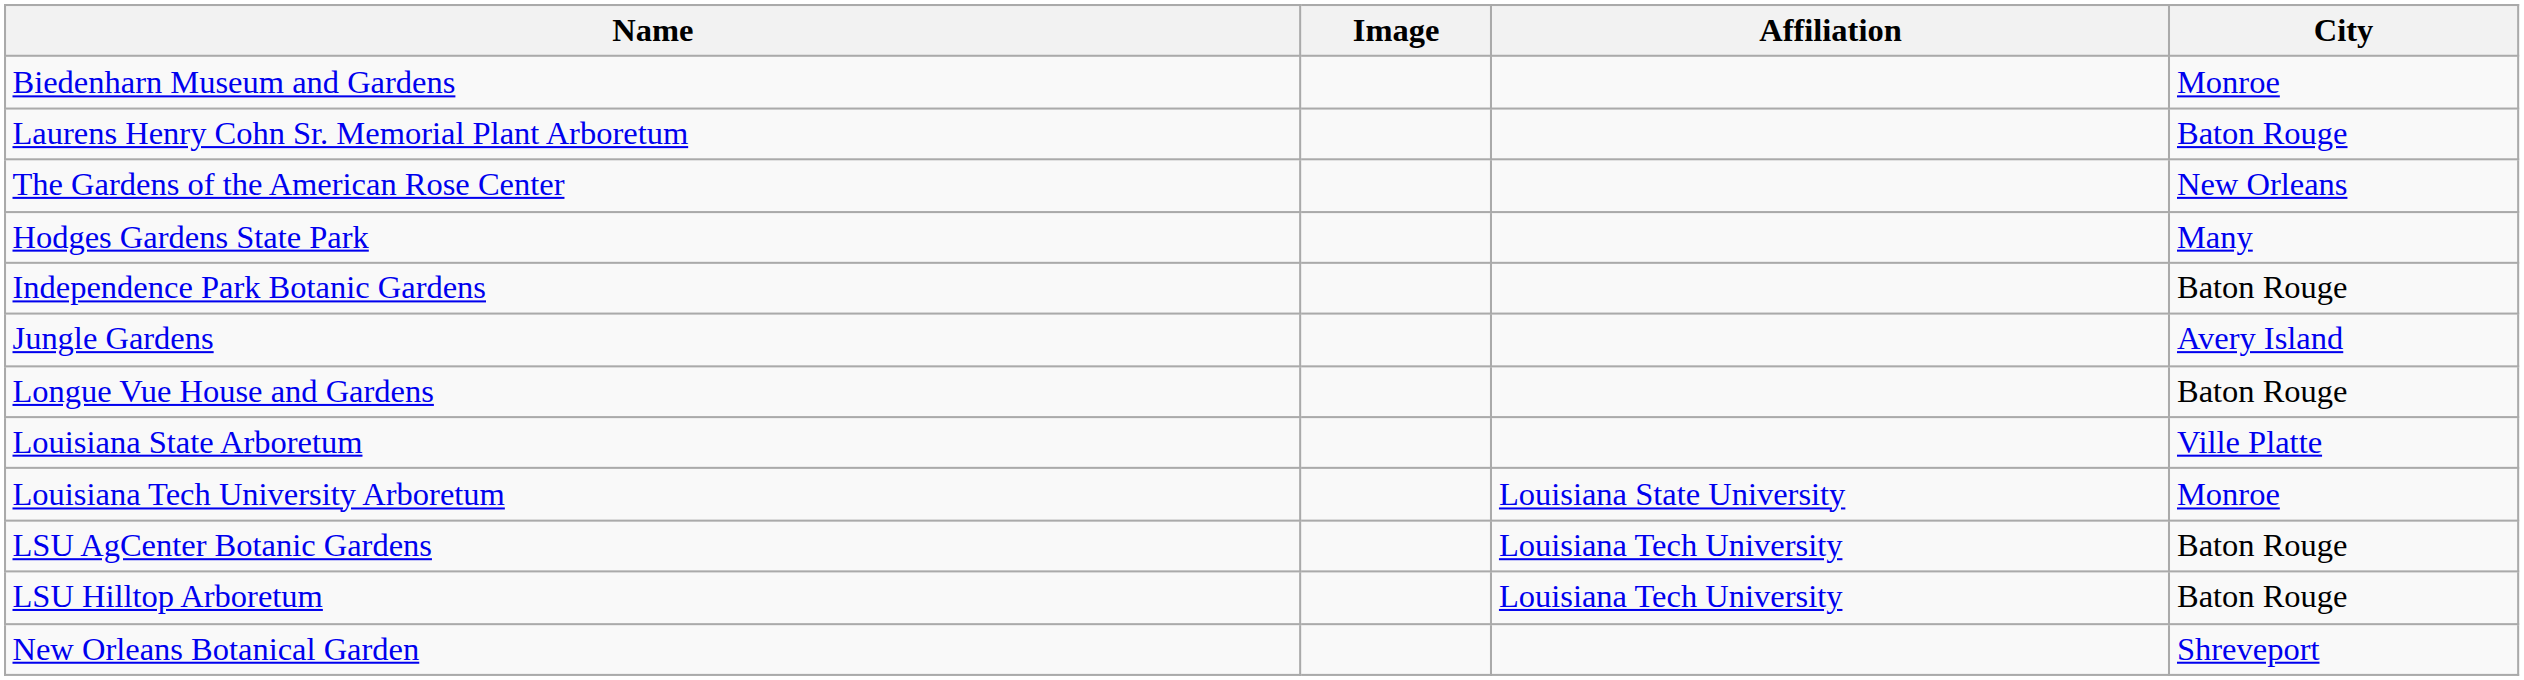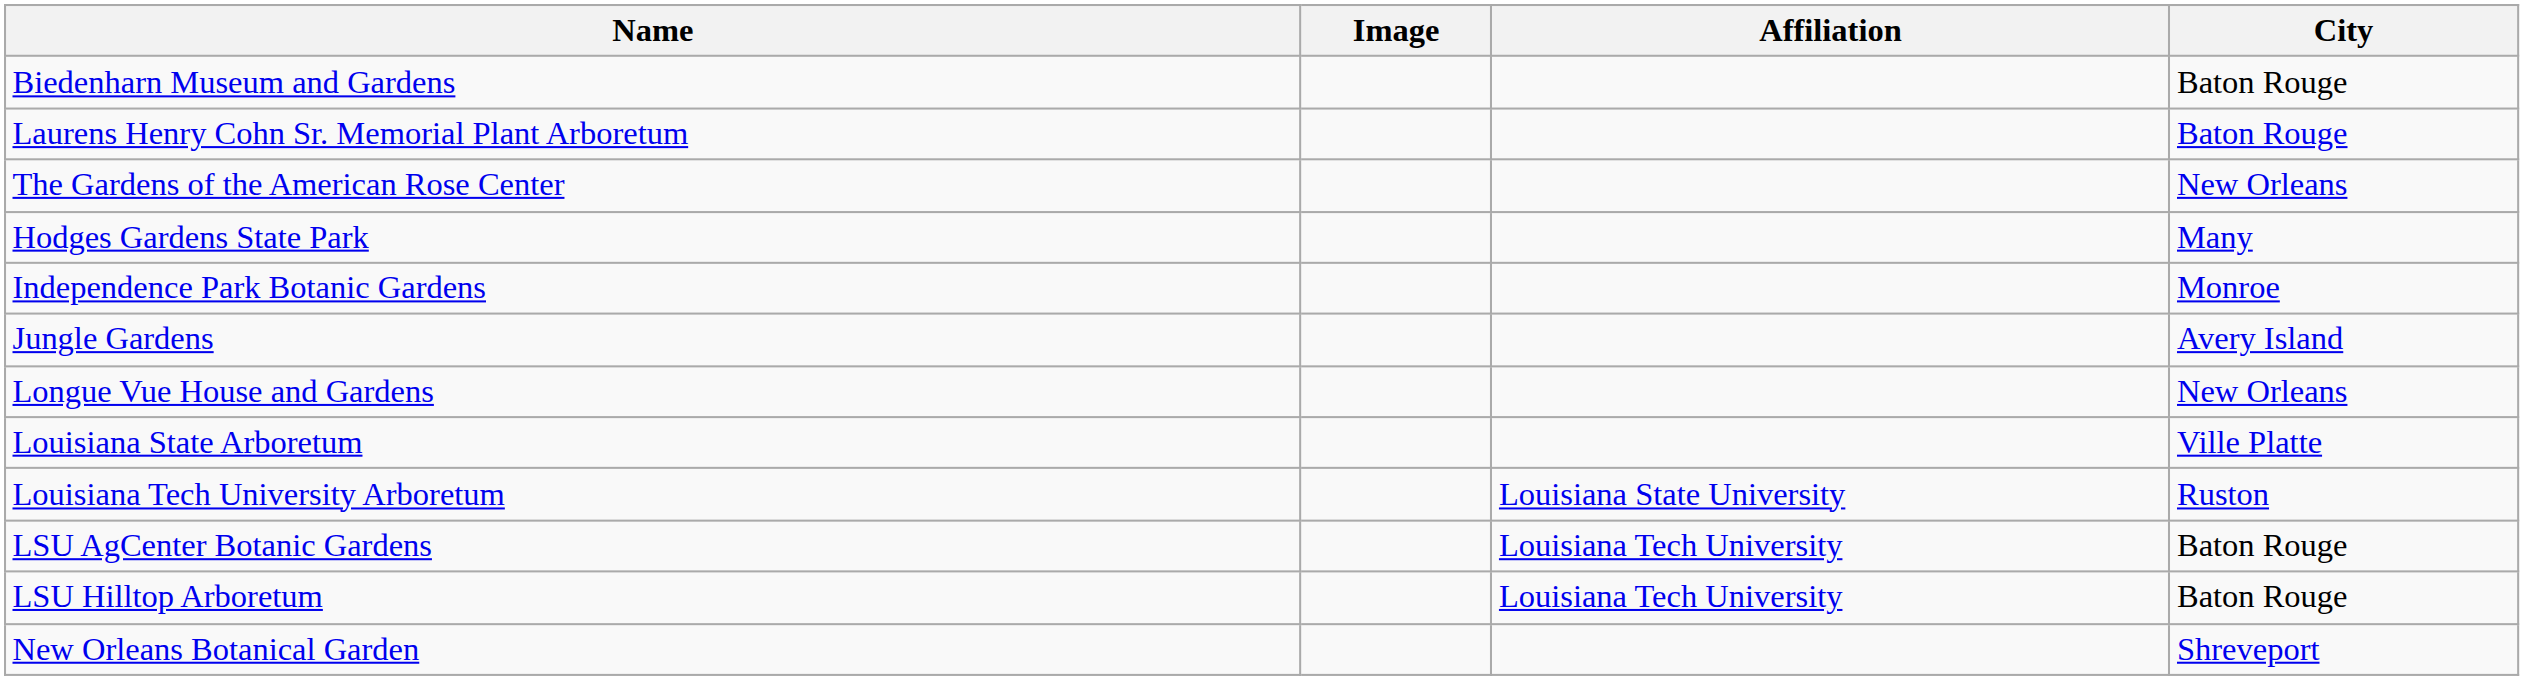(2228, 81) Monroe -> (2262, 81) Baton Rouge
(2262, 287) Baton Rouge -> (2228, 287) Monroe
(2262, 390) Baton Rouge -> (2262, 390) New Orleans
(2228, 493) Monroe -> (2223, 493) Ruston
